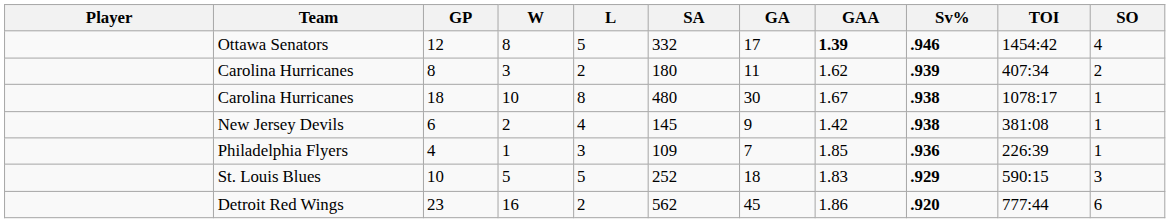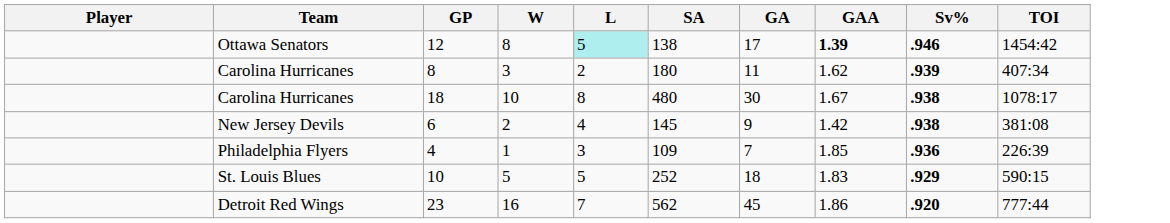- column: (1127, 17)
(581, 44) no background -> (581, 44) paleturquoise background
(665, 44) 332 -> (665, 44) 138
(581, 204) 2 -> (581, 204) 7
